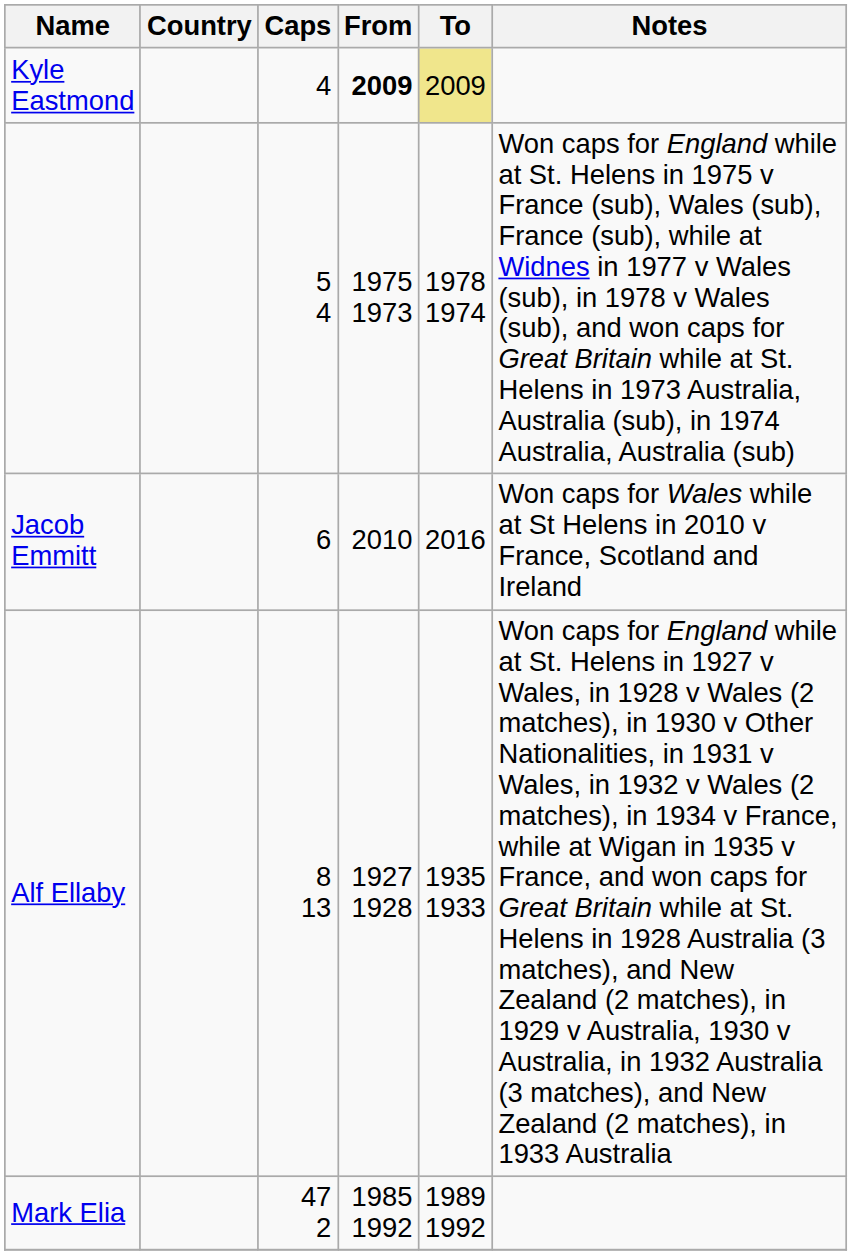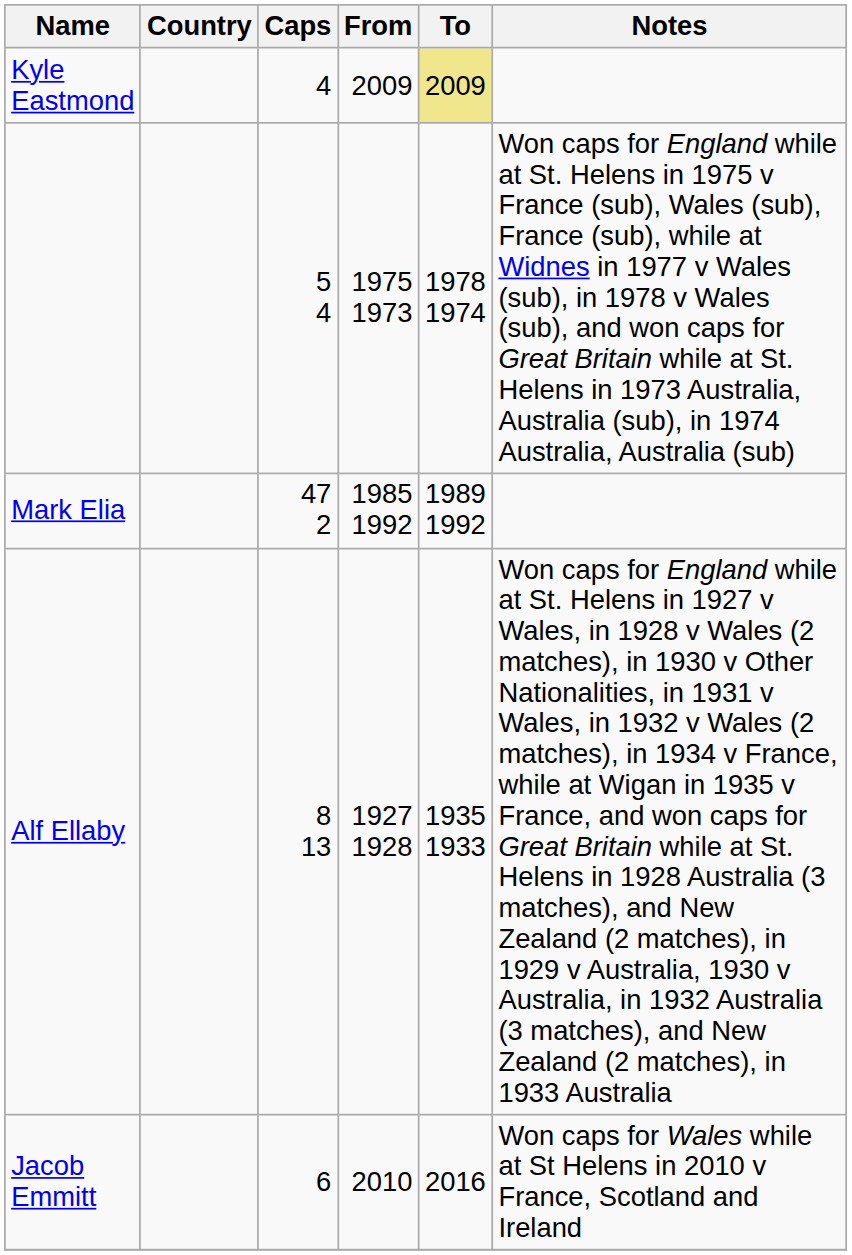(382, 84) bold -> (382, 84) normal
rows swapped: (68, 1212) <-> (54, 541)
